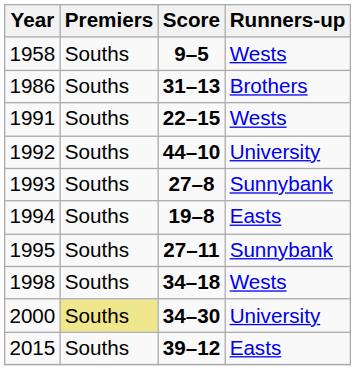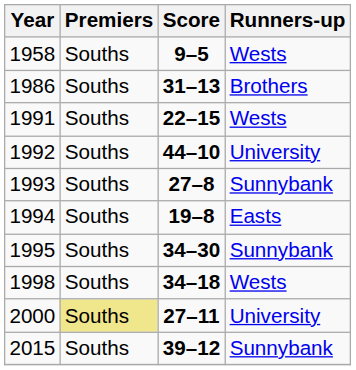(191, 250) 27–11 -> (191, 250) 34–30
(191, 315) 34–30 -> (191, 315) 27–11
(255, 348) Easts -> (281, 348) Sunnybank
